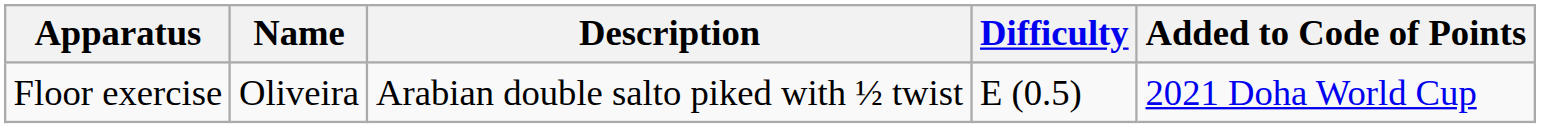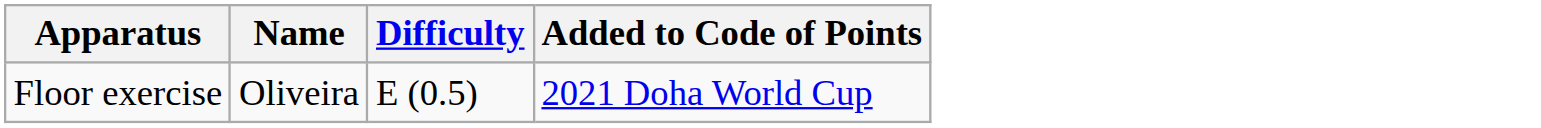- column: (670, 33)
